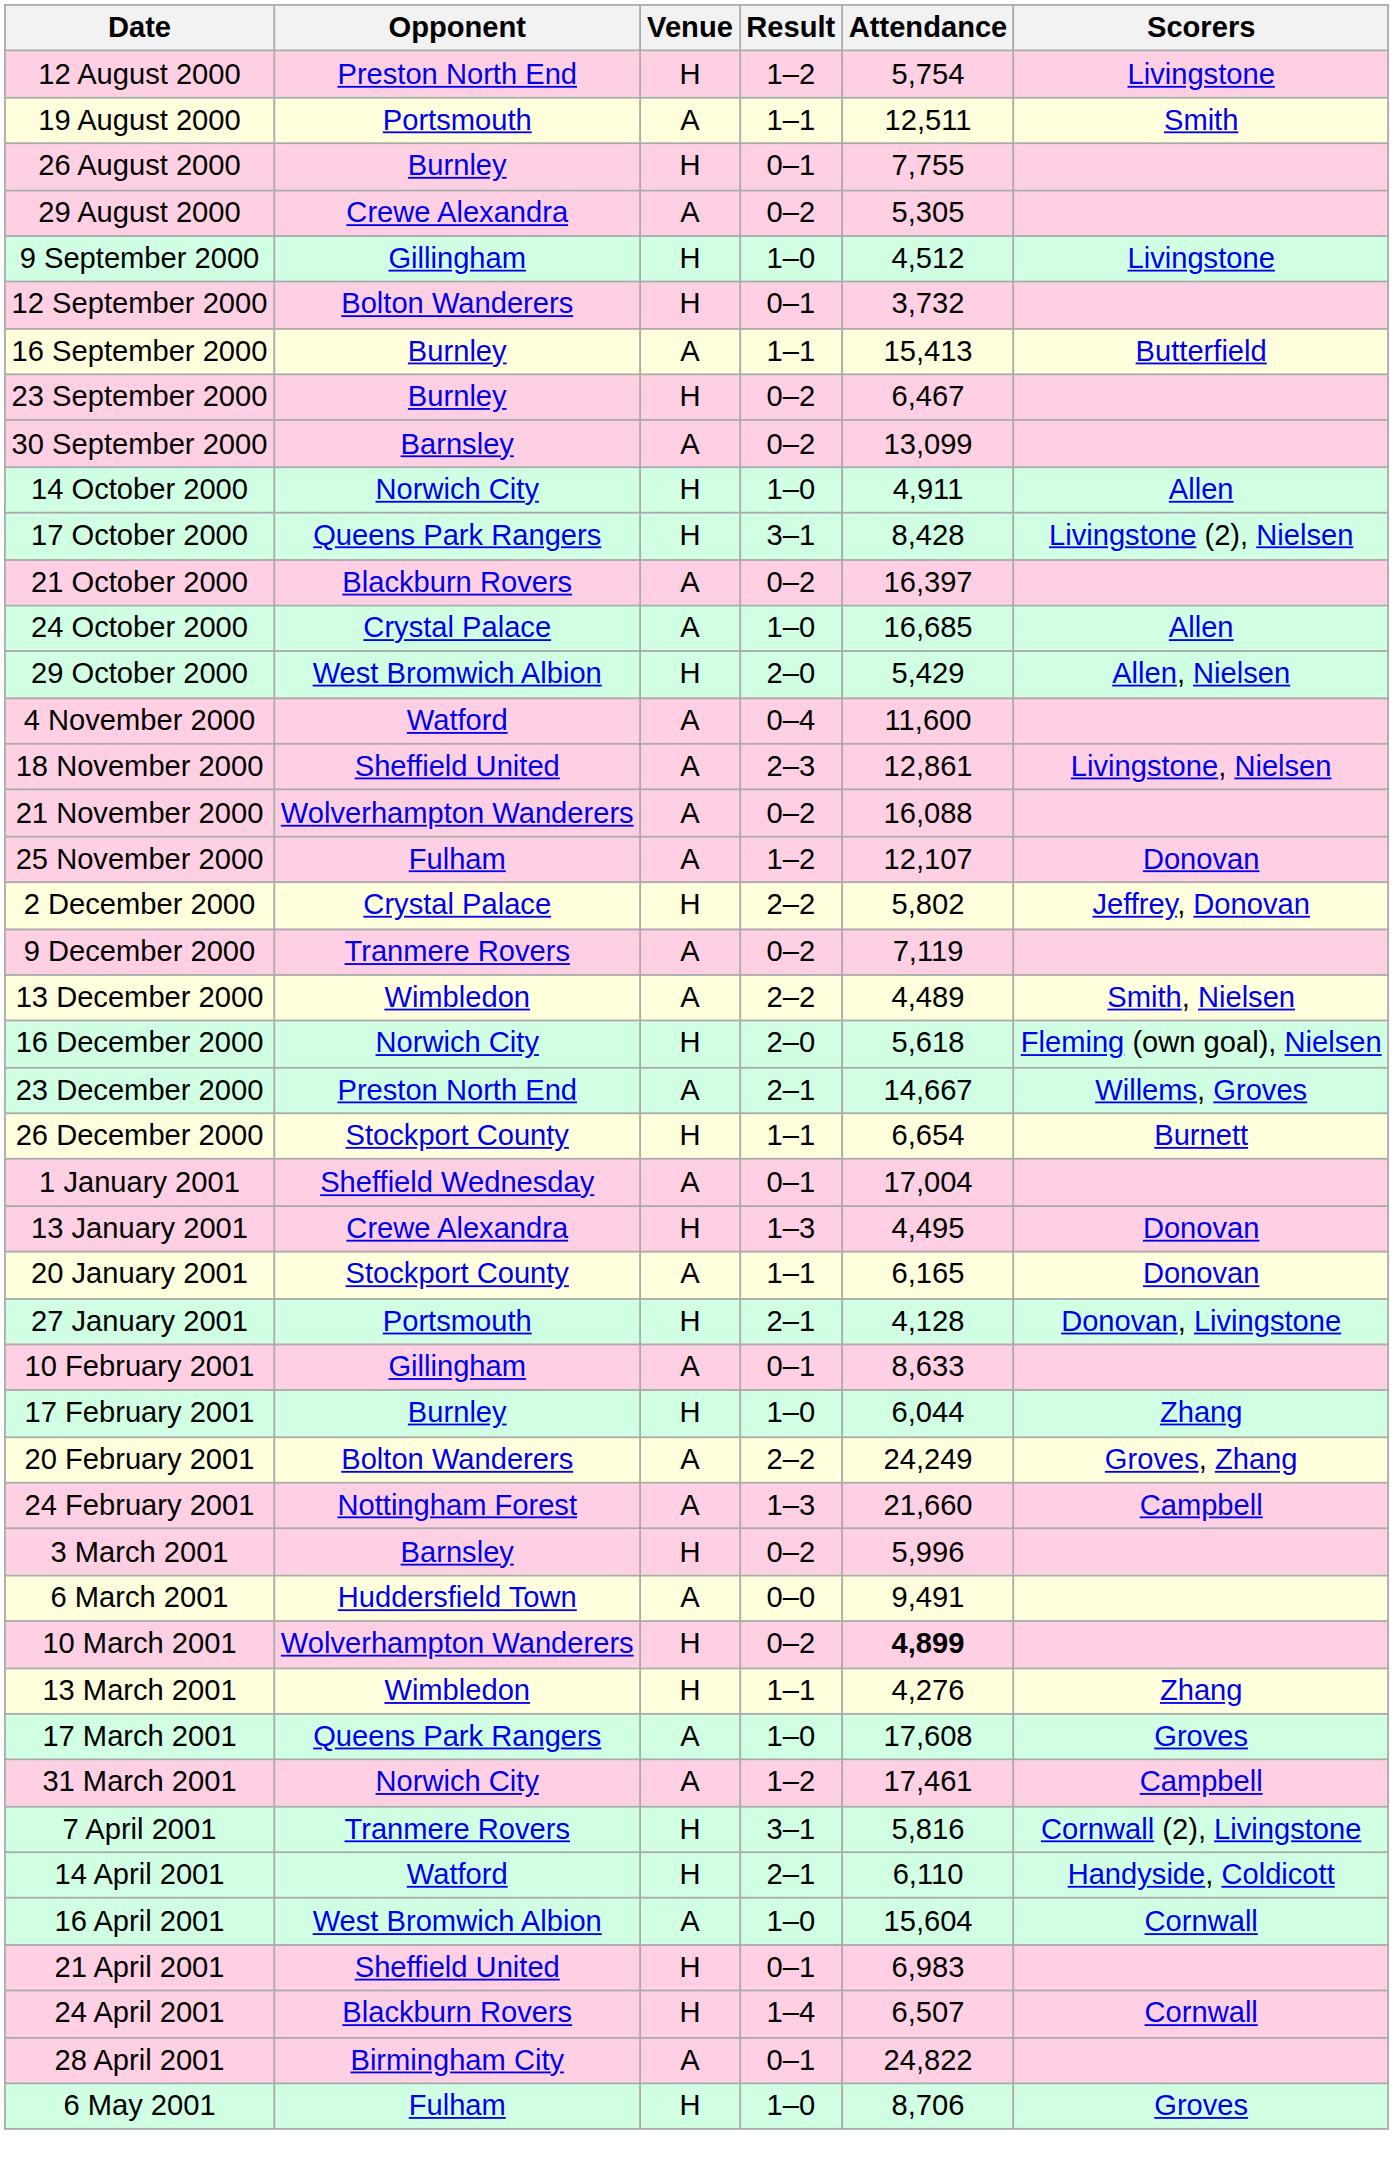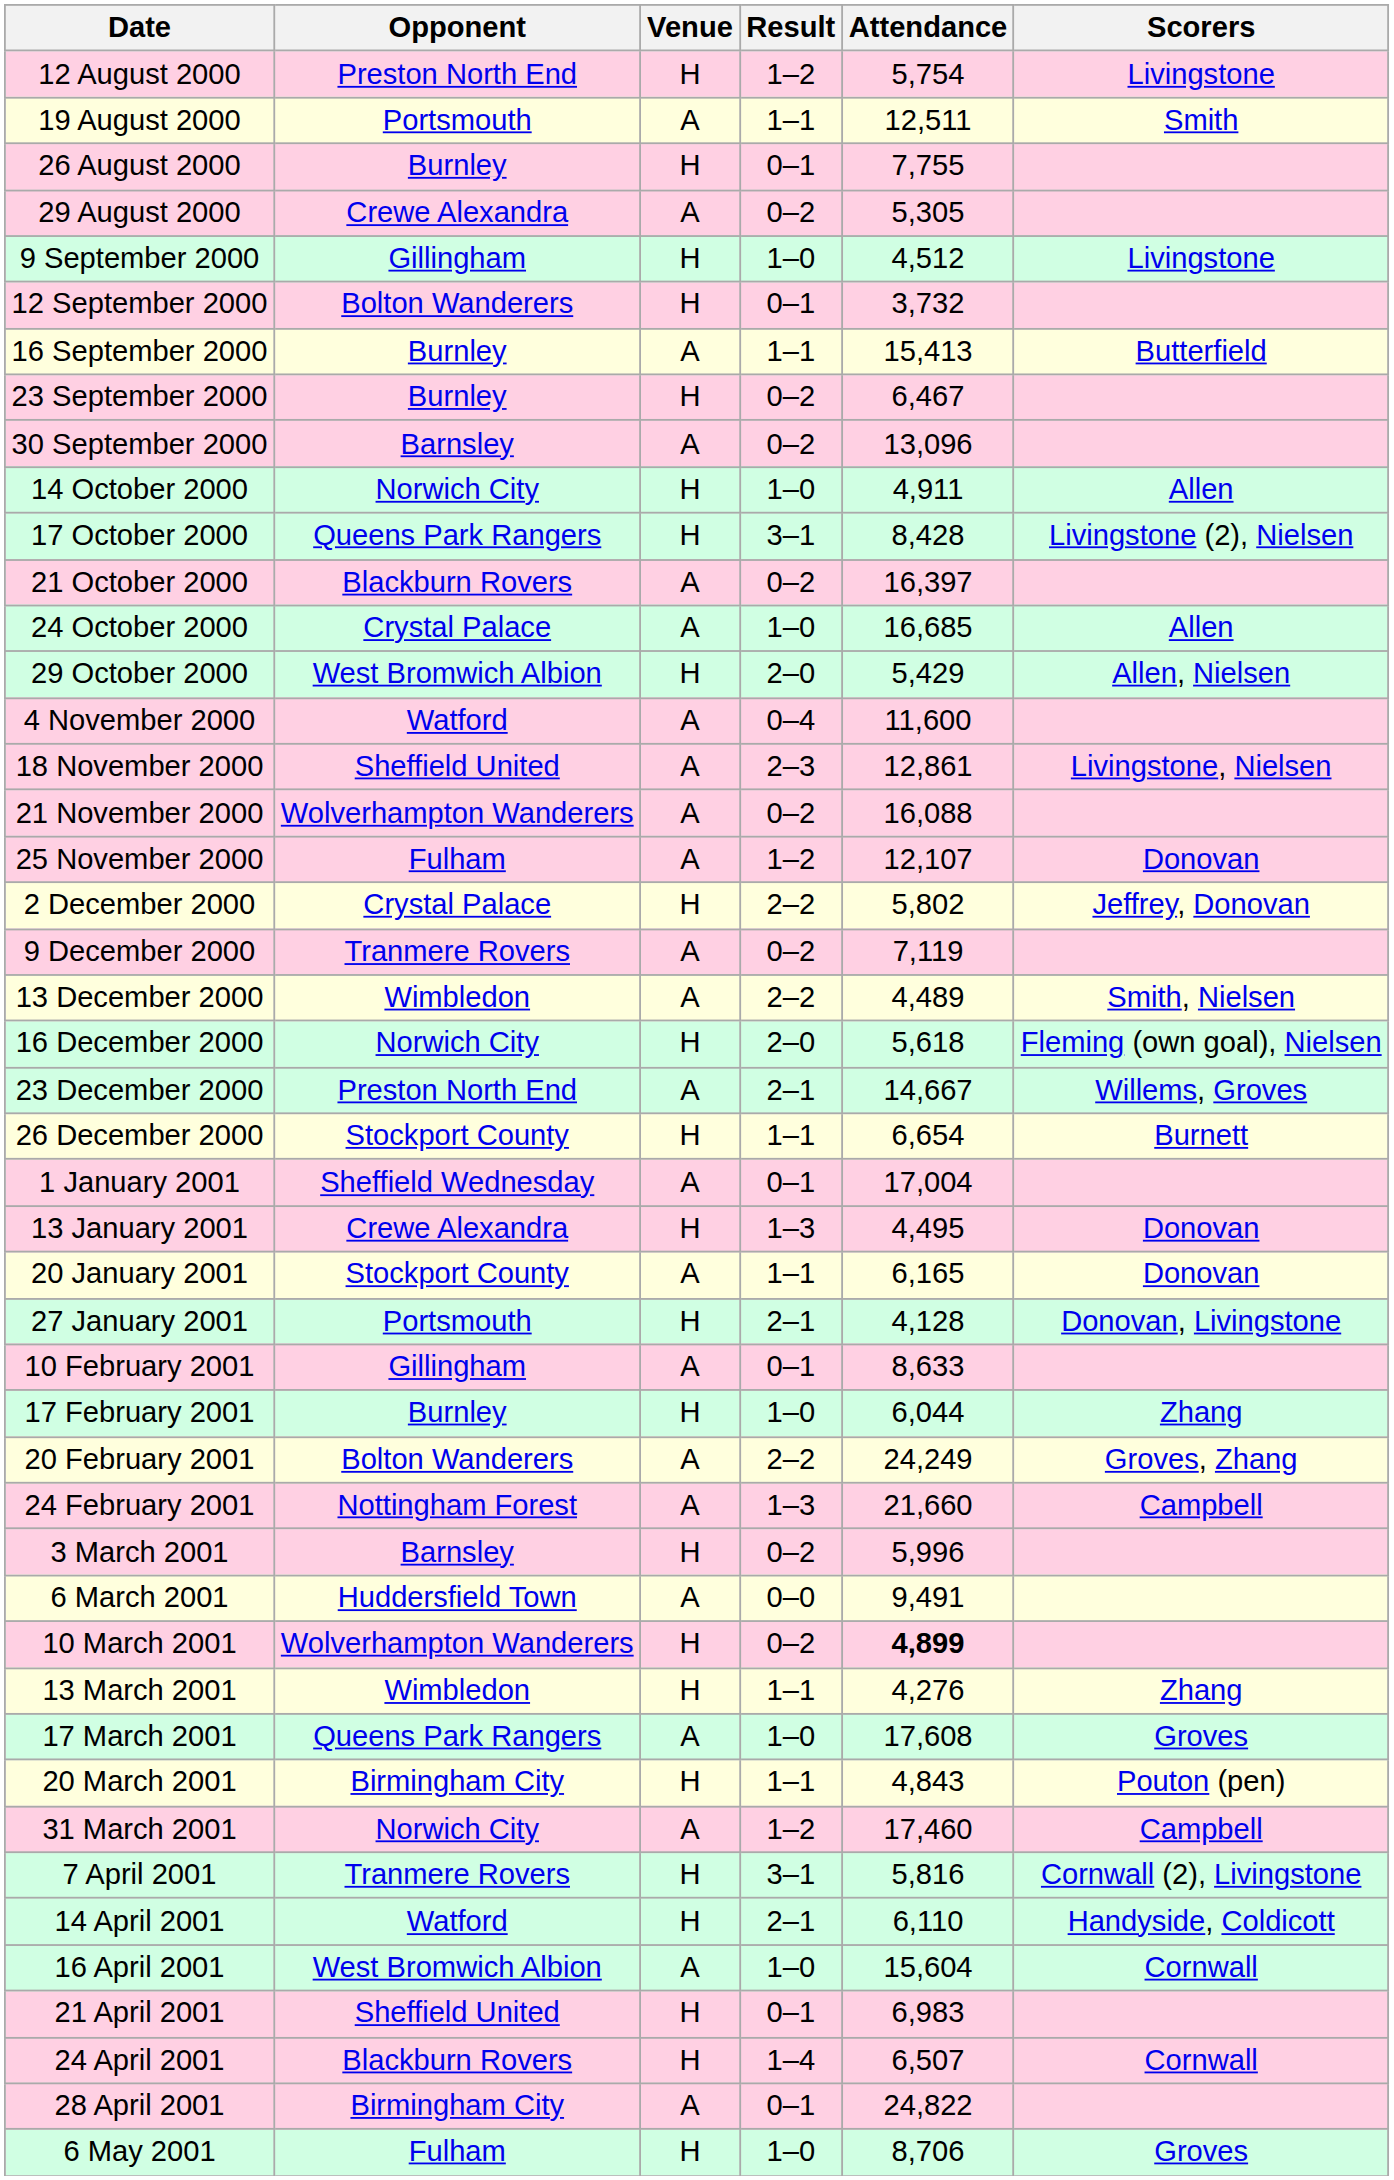(928, 443) 13,099 -> (928, 443) 13,096
+ row: (140, 1782)
(928, 1782) 17,461 -> (928, 1828) 17,460
